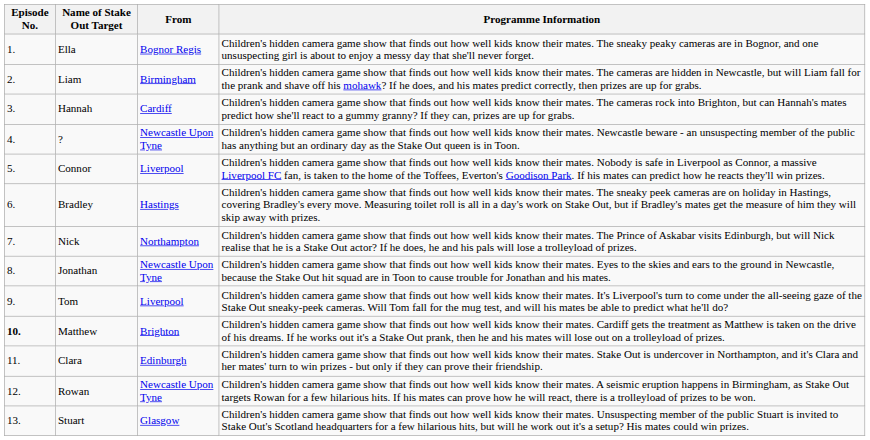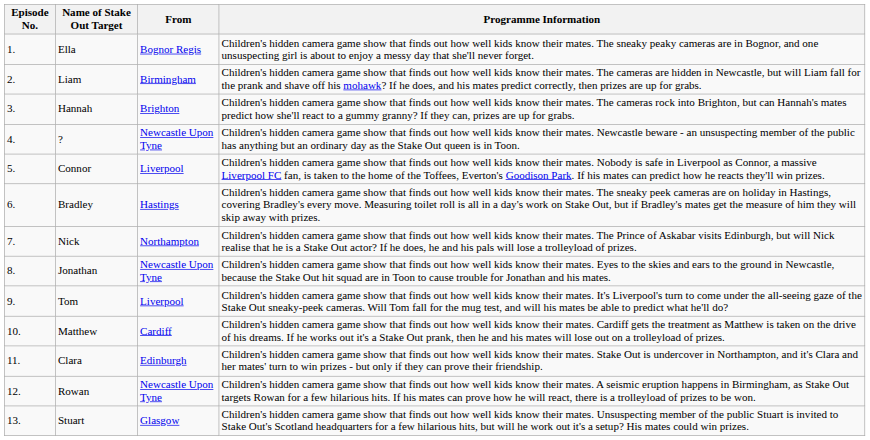(156, 109) Cardiff -> (160, 109) Brighton
(14, 331) bold -> (14, 331) normal
(160, 331) Brighton -> (156, 331) Cardiff
